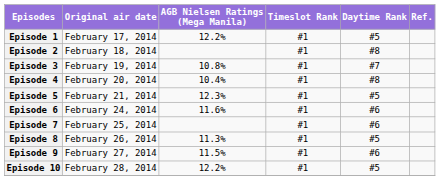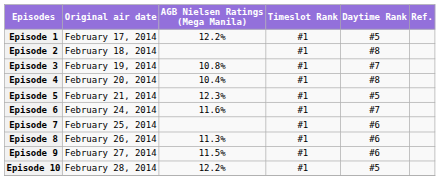(375, 110) #6 -> (375, 110) #7
(375, 139) #5 -> (375, 139) #6
